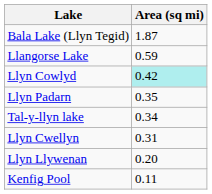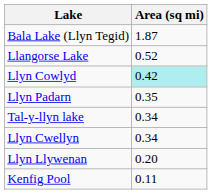(146, 55) 0.59 -> (146, 55) 0.52
(146, 138) 0.31 -> (146, 138) 0.34
